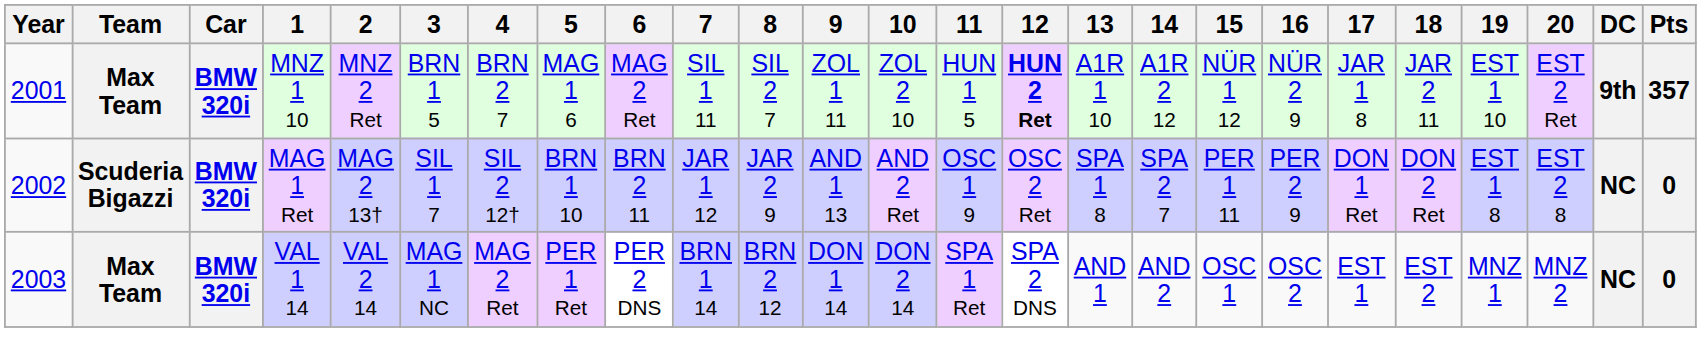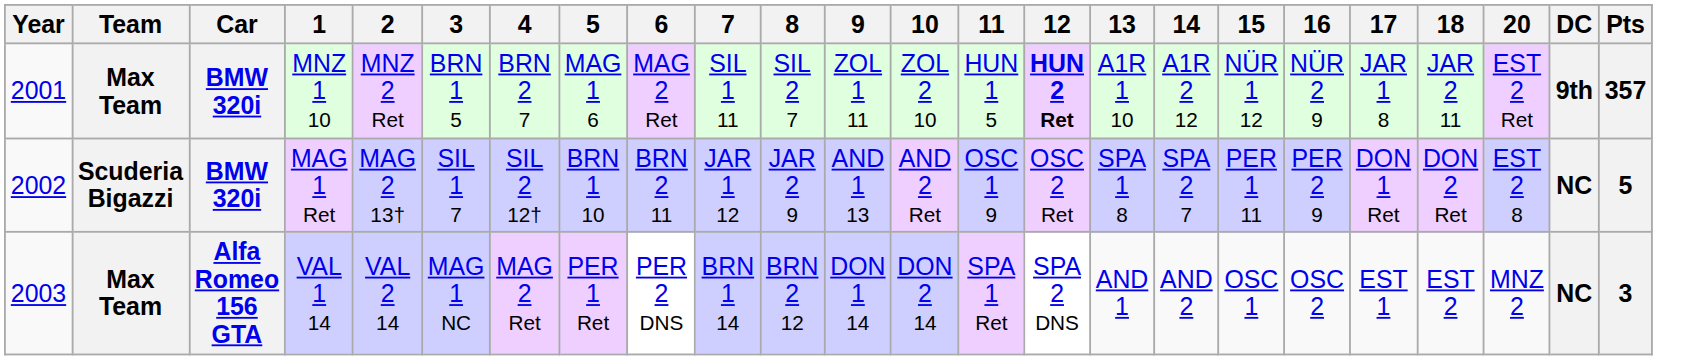- column: (1495, 24)
(1669, 185) 0 -> (1626, 185) 5
(226, 279) BMW 320i -> (237, 293) Alfa Romeo 156 GTA
(1669, 279) 0 -> (1626, 293) 3
